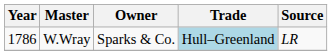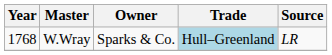(22, 38) 1786 -> (22, 38) 1768
